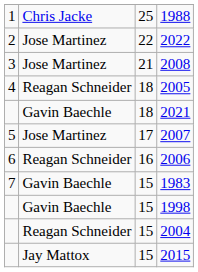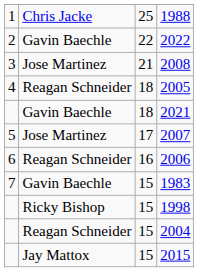(64, 40) Jose Martinez -> (67, 40) Gavin Baechle
(67, 207) Gavin Baechle -> (64, 207) Ricky Bishop
